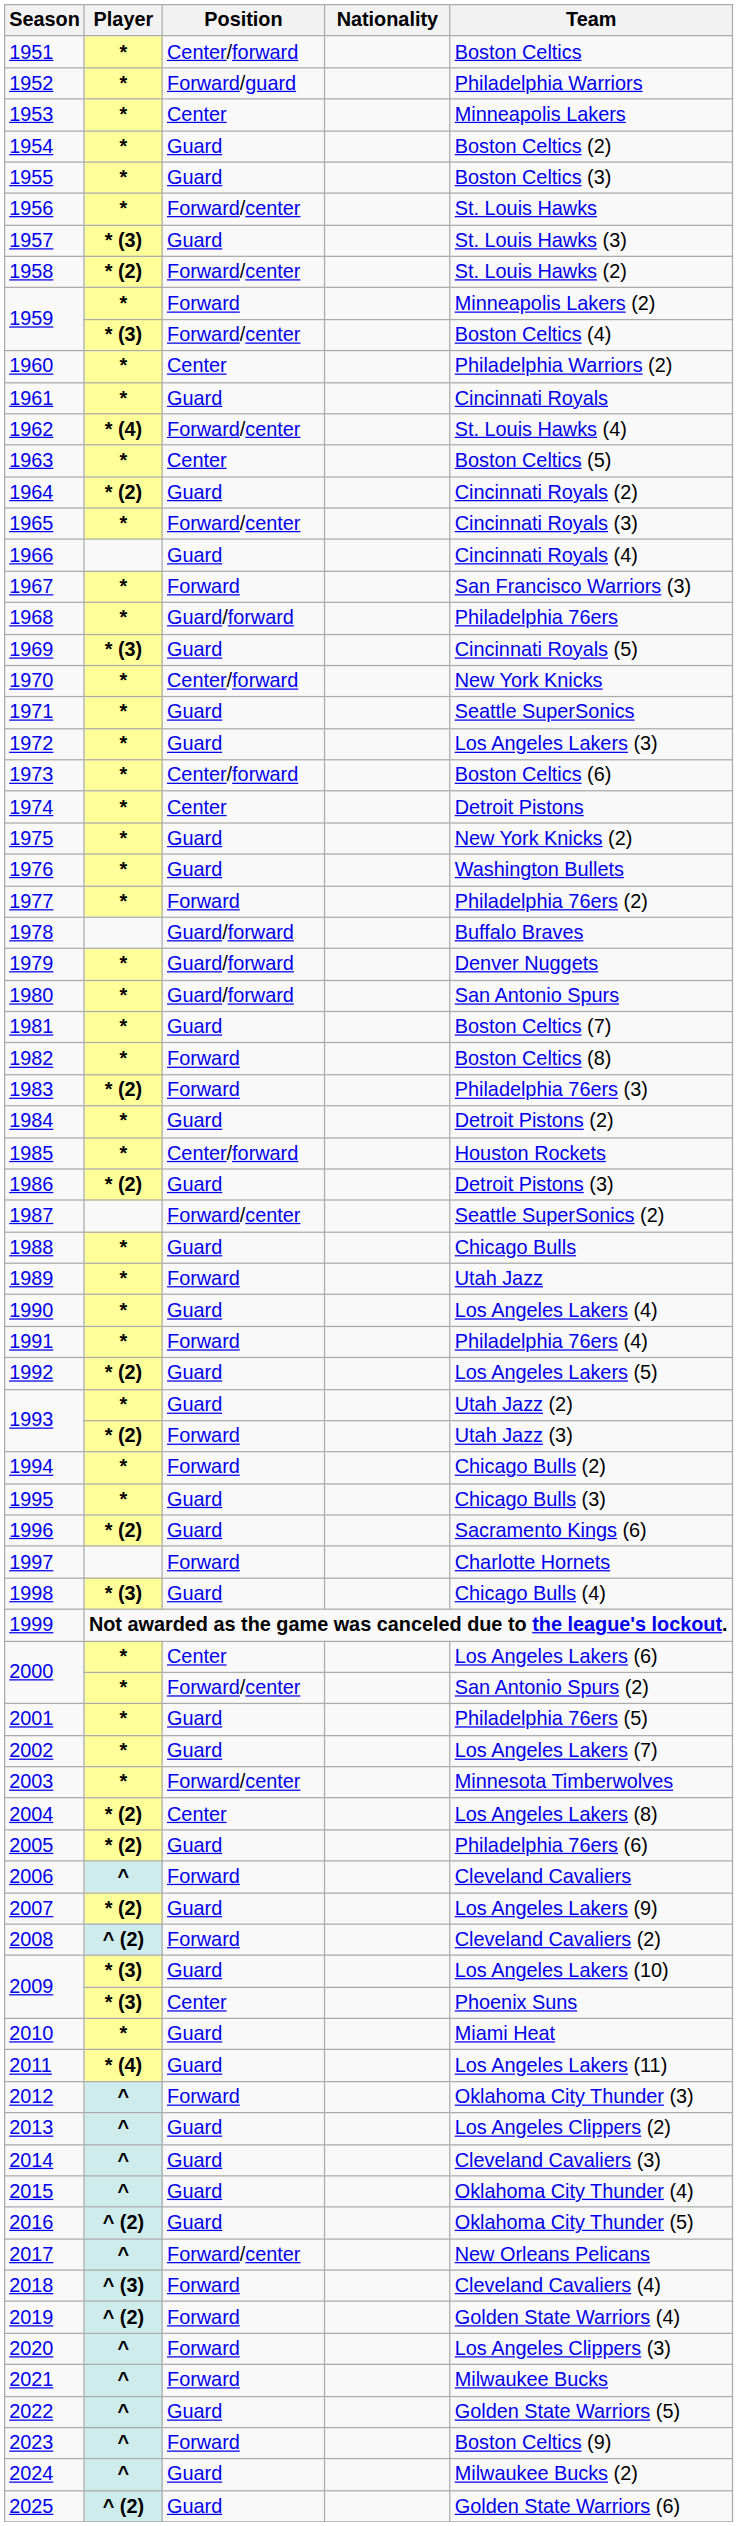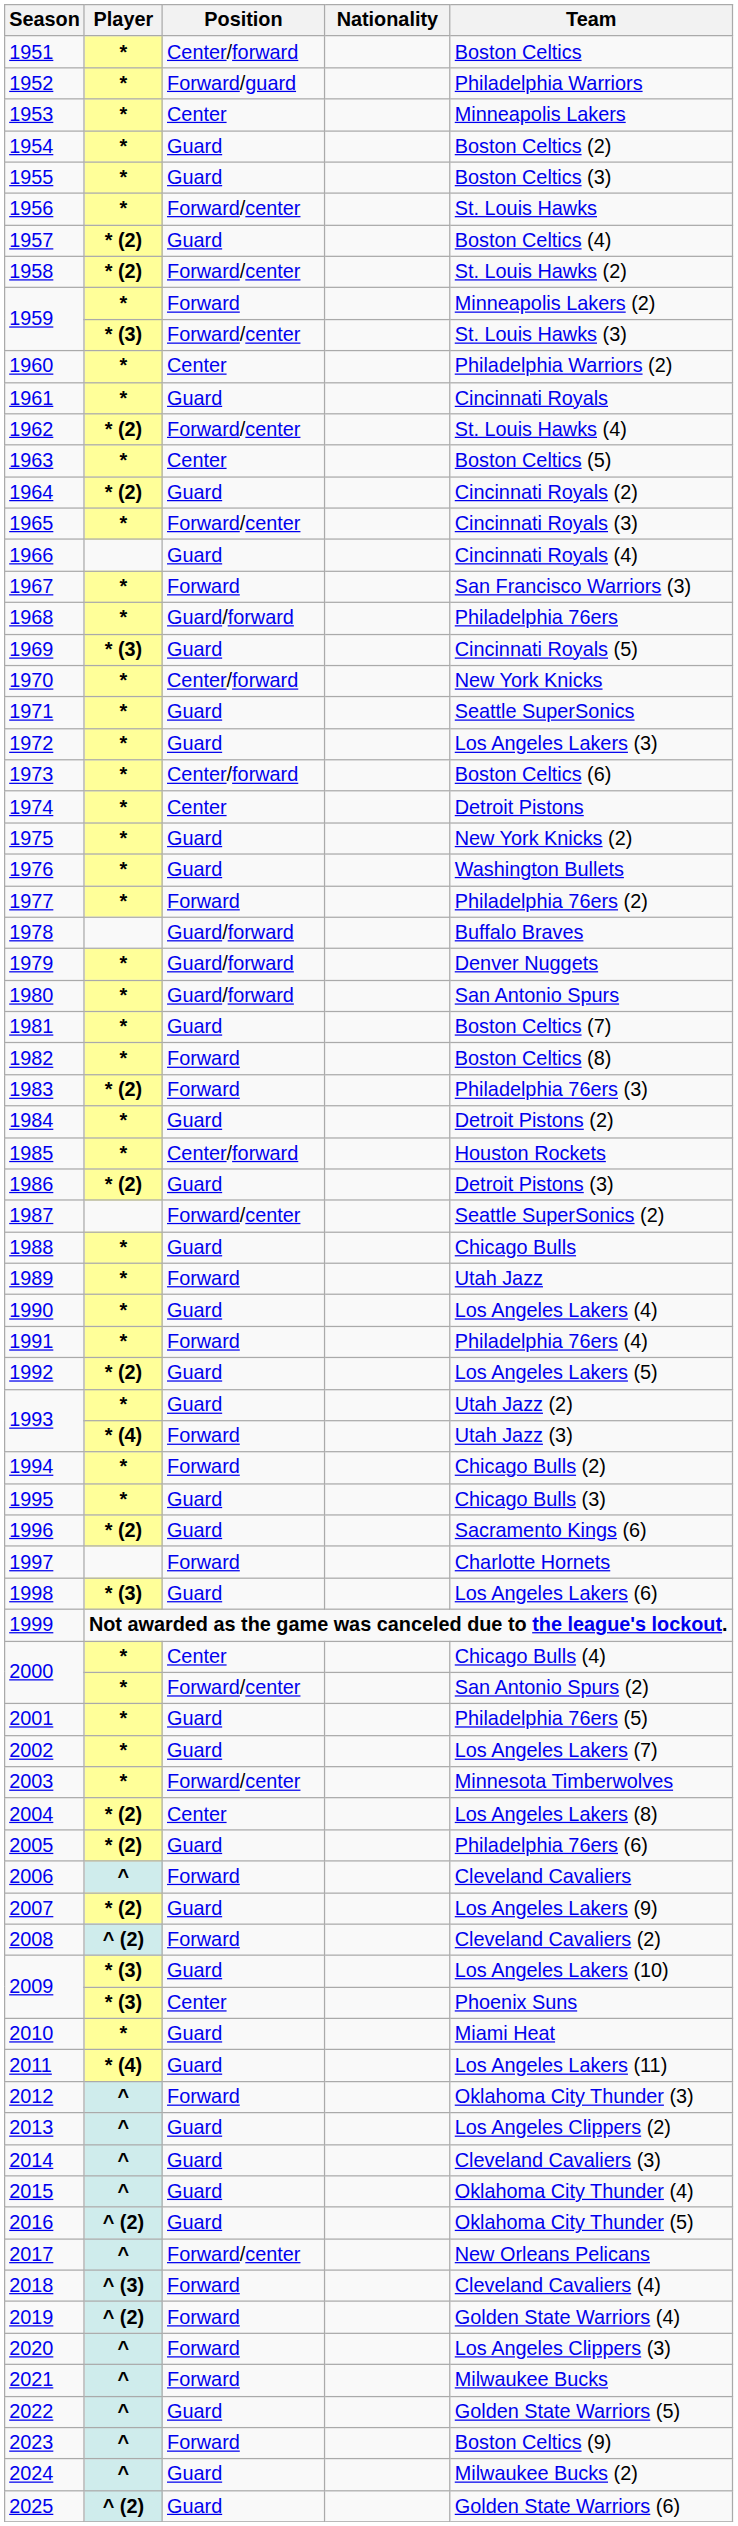(123, 240) * (3) -> (123, 240) * (2)
(541, 240) St. Louis Hawks (3) -> (533, 240) Boston Celtics (4)
(533, 334) Boston Celtics (4) -> (541, 334) St. Louis Hawks (3)
(123, 429) * (4) -> (123, 429) * (2)
(123, 1436) * (2) -> (123, 1436) * (4)
(530, 1593) Chicago Bulls (4) -> (556, 1593) Los Angeles Lakers (6)
(556, 1656) Los Angeles Lakers (6) -> (530, 1656) Chicago Bulls (4)
